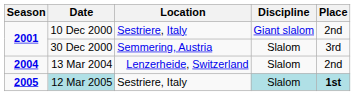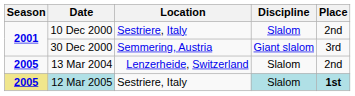(284, 30) Giant slalom -> (284, 30) Slalom
(284, 47) Slalom -> (284, 47) Giant slalom
(26, 64) 2004 -> (26, 64) 2005
(26, 82) no background -> (26, 82) khaki background
